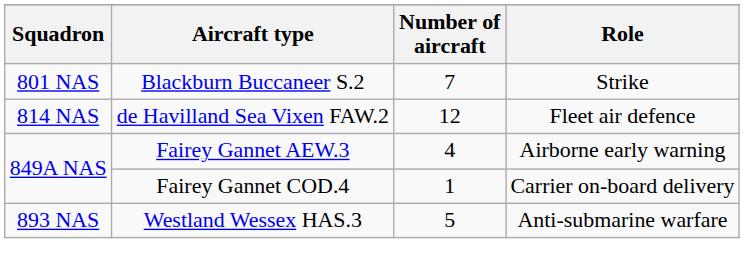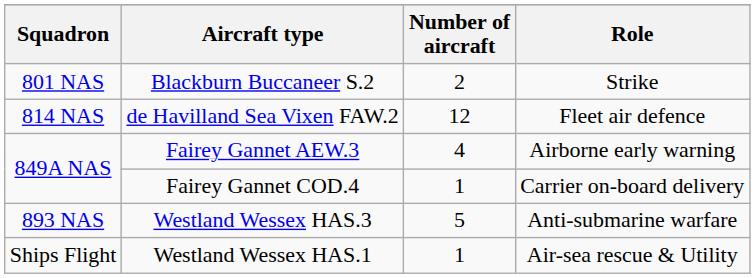(450, 81) 7 -> (460, 81) 2
+ row: (263, 255)
